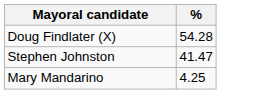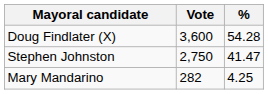+ column: (200, 15)
